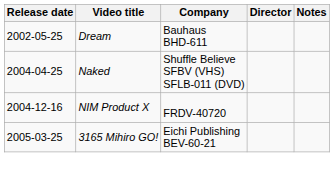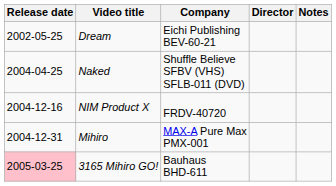(185, 36) Bauhaus BHD-611 -> (202, 36) Eichi Publishing BEV-60-21
+ row: (93, 137)
(35, 137) no background -> (35, 166) pink background
(202, 137) Eichi Publishing BEV-60-21 -> (185, 166) Bauhaus BHD-611
